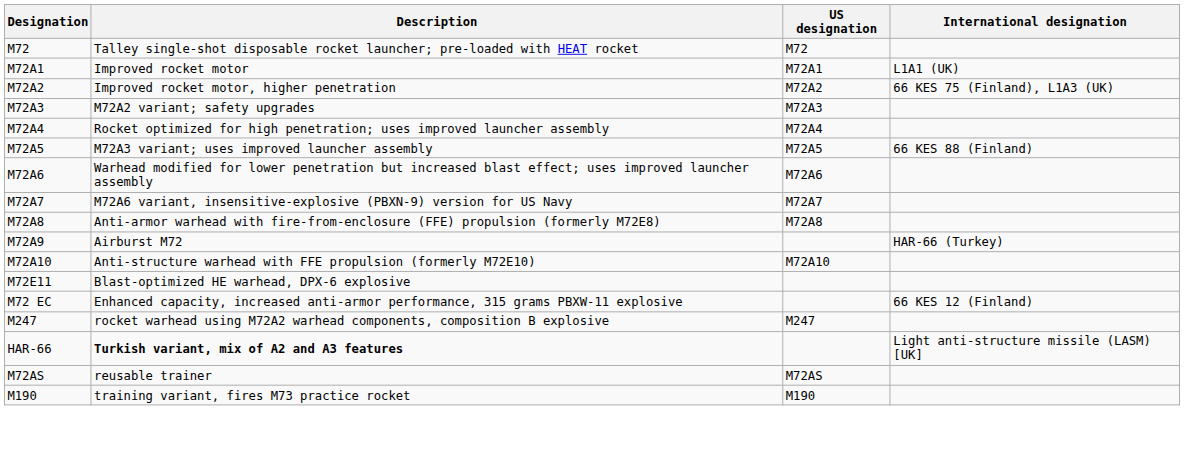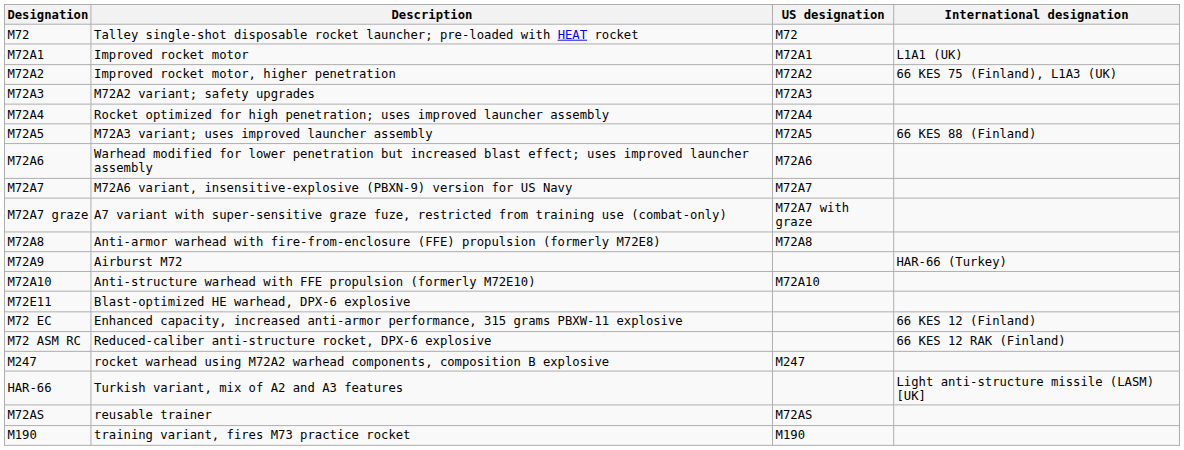+ row: (48, 215)
+ row: (44, 341)
(249, 348) bold -> (249, 388) normal
